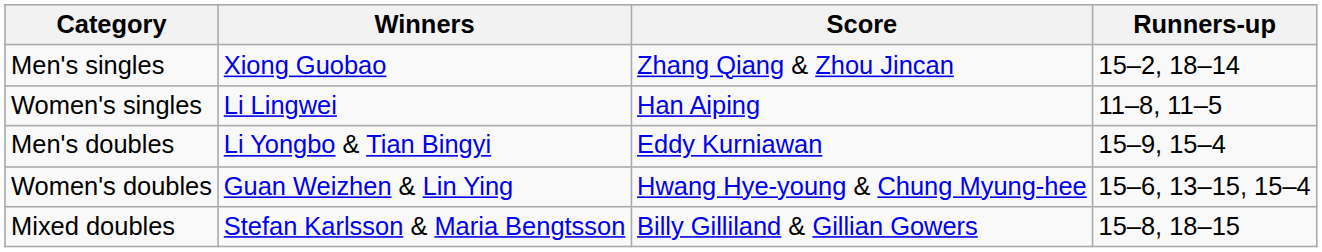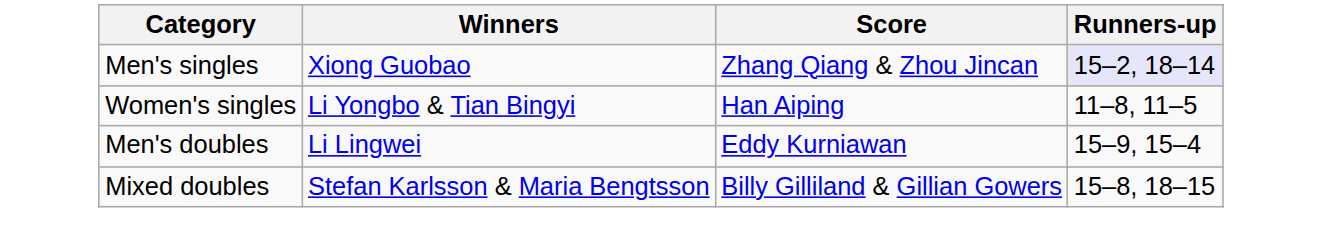(1169, 65) no background -> (1145, 65) lavender background
(280, 105) Li Lingwei -> (442, 105) Li Yongbo & Tian Bingyi
(357, 145) Li Yongbo & Tian Bingyi -> (365, 145) Li Lingwei
- row: (112, 186)
